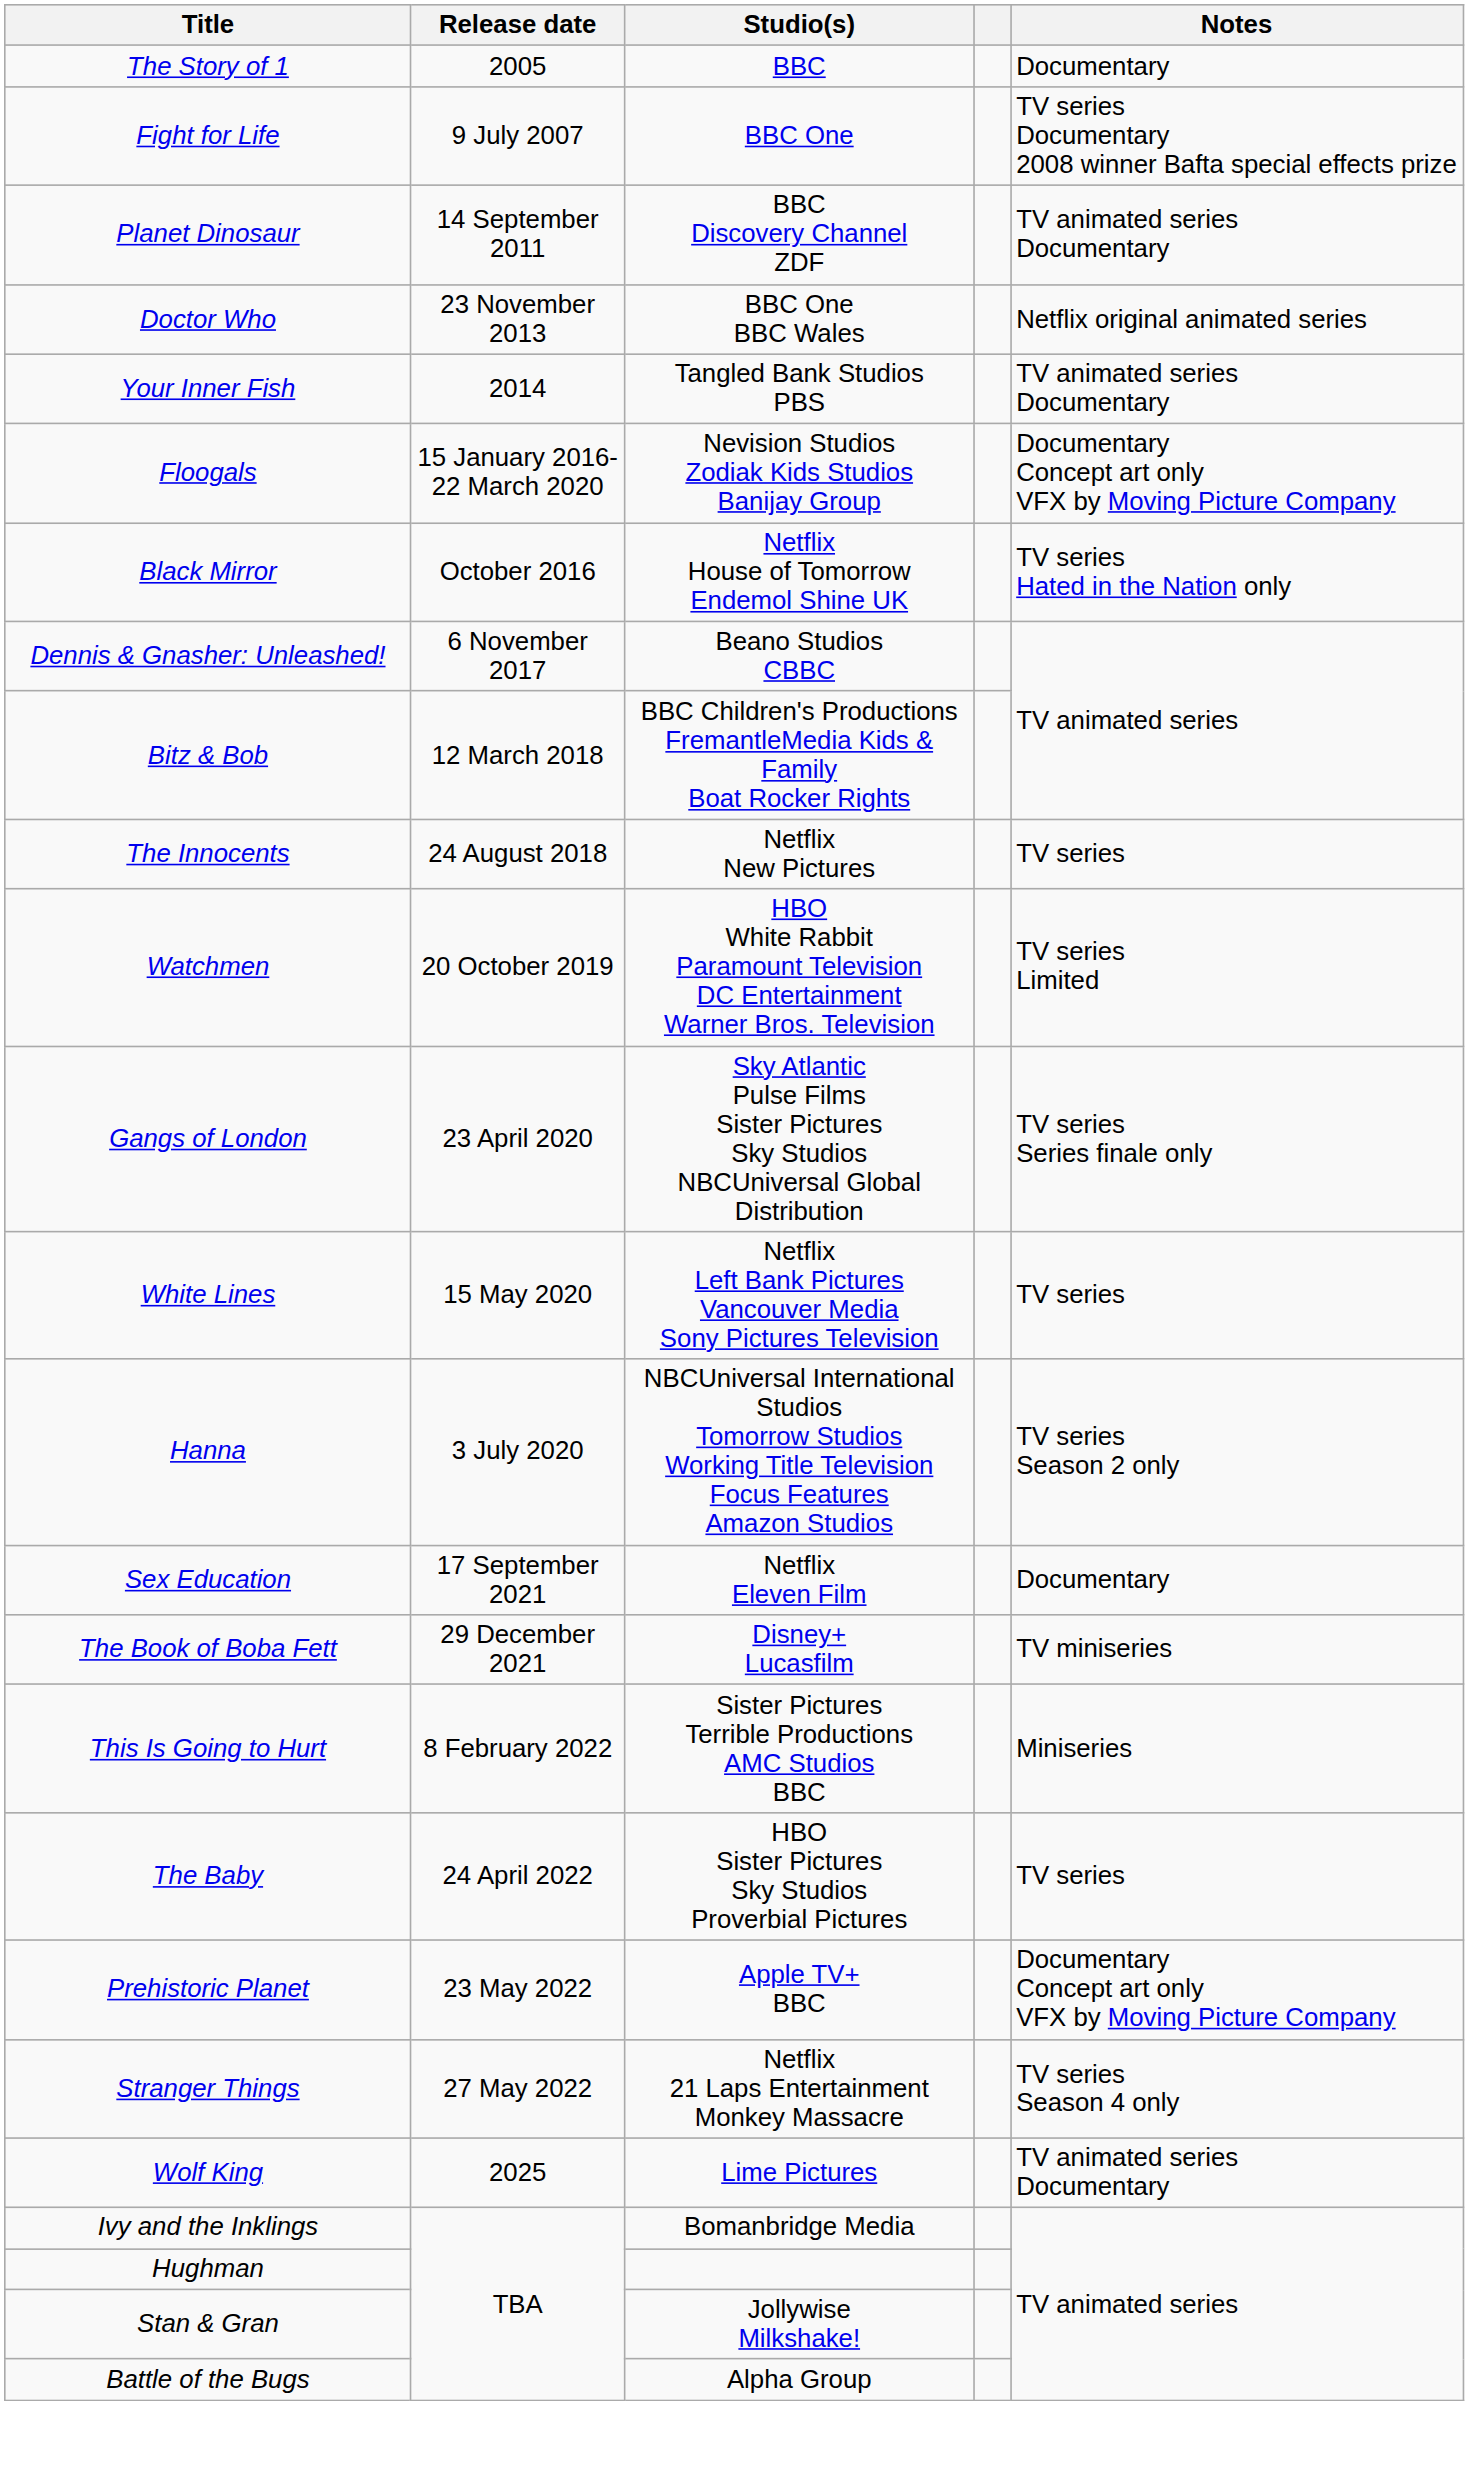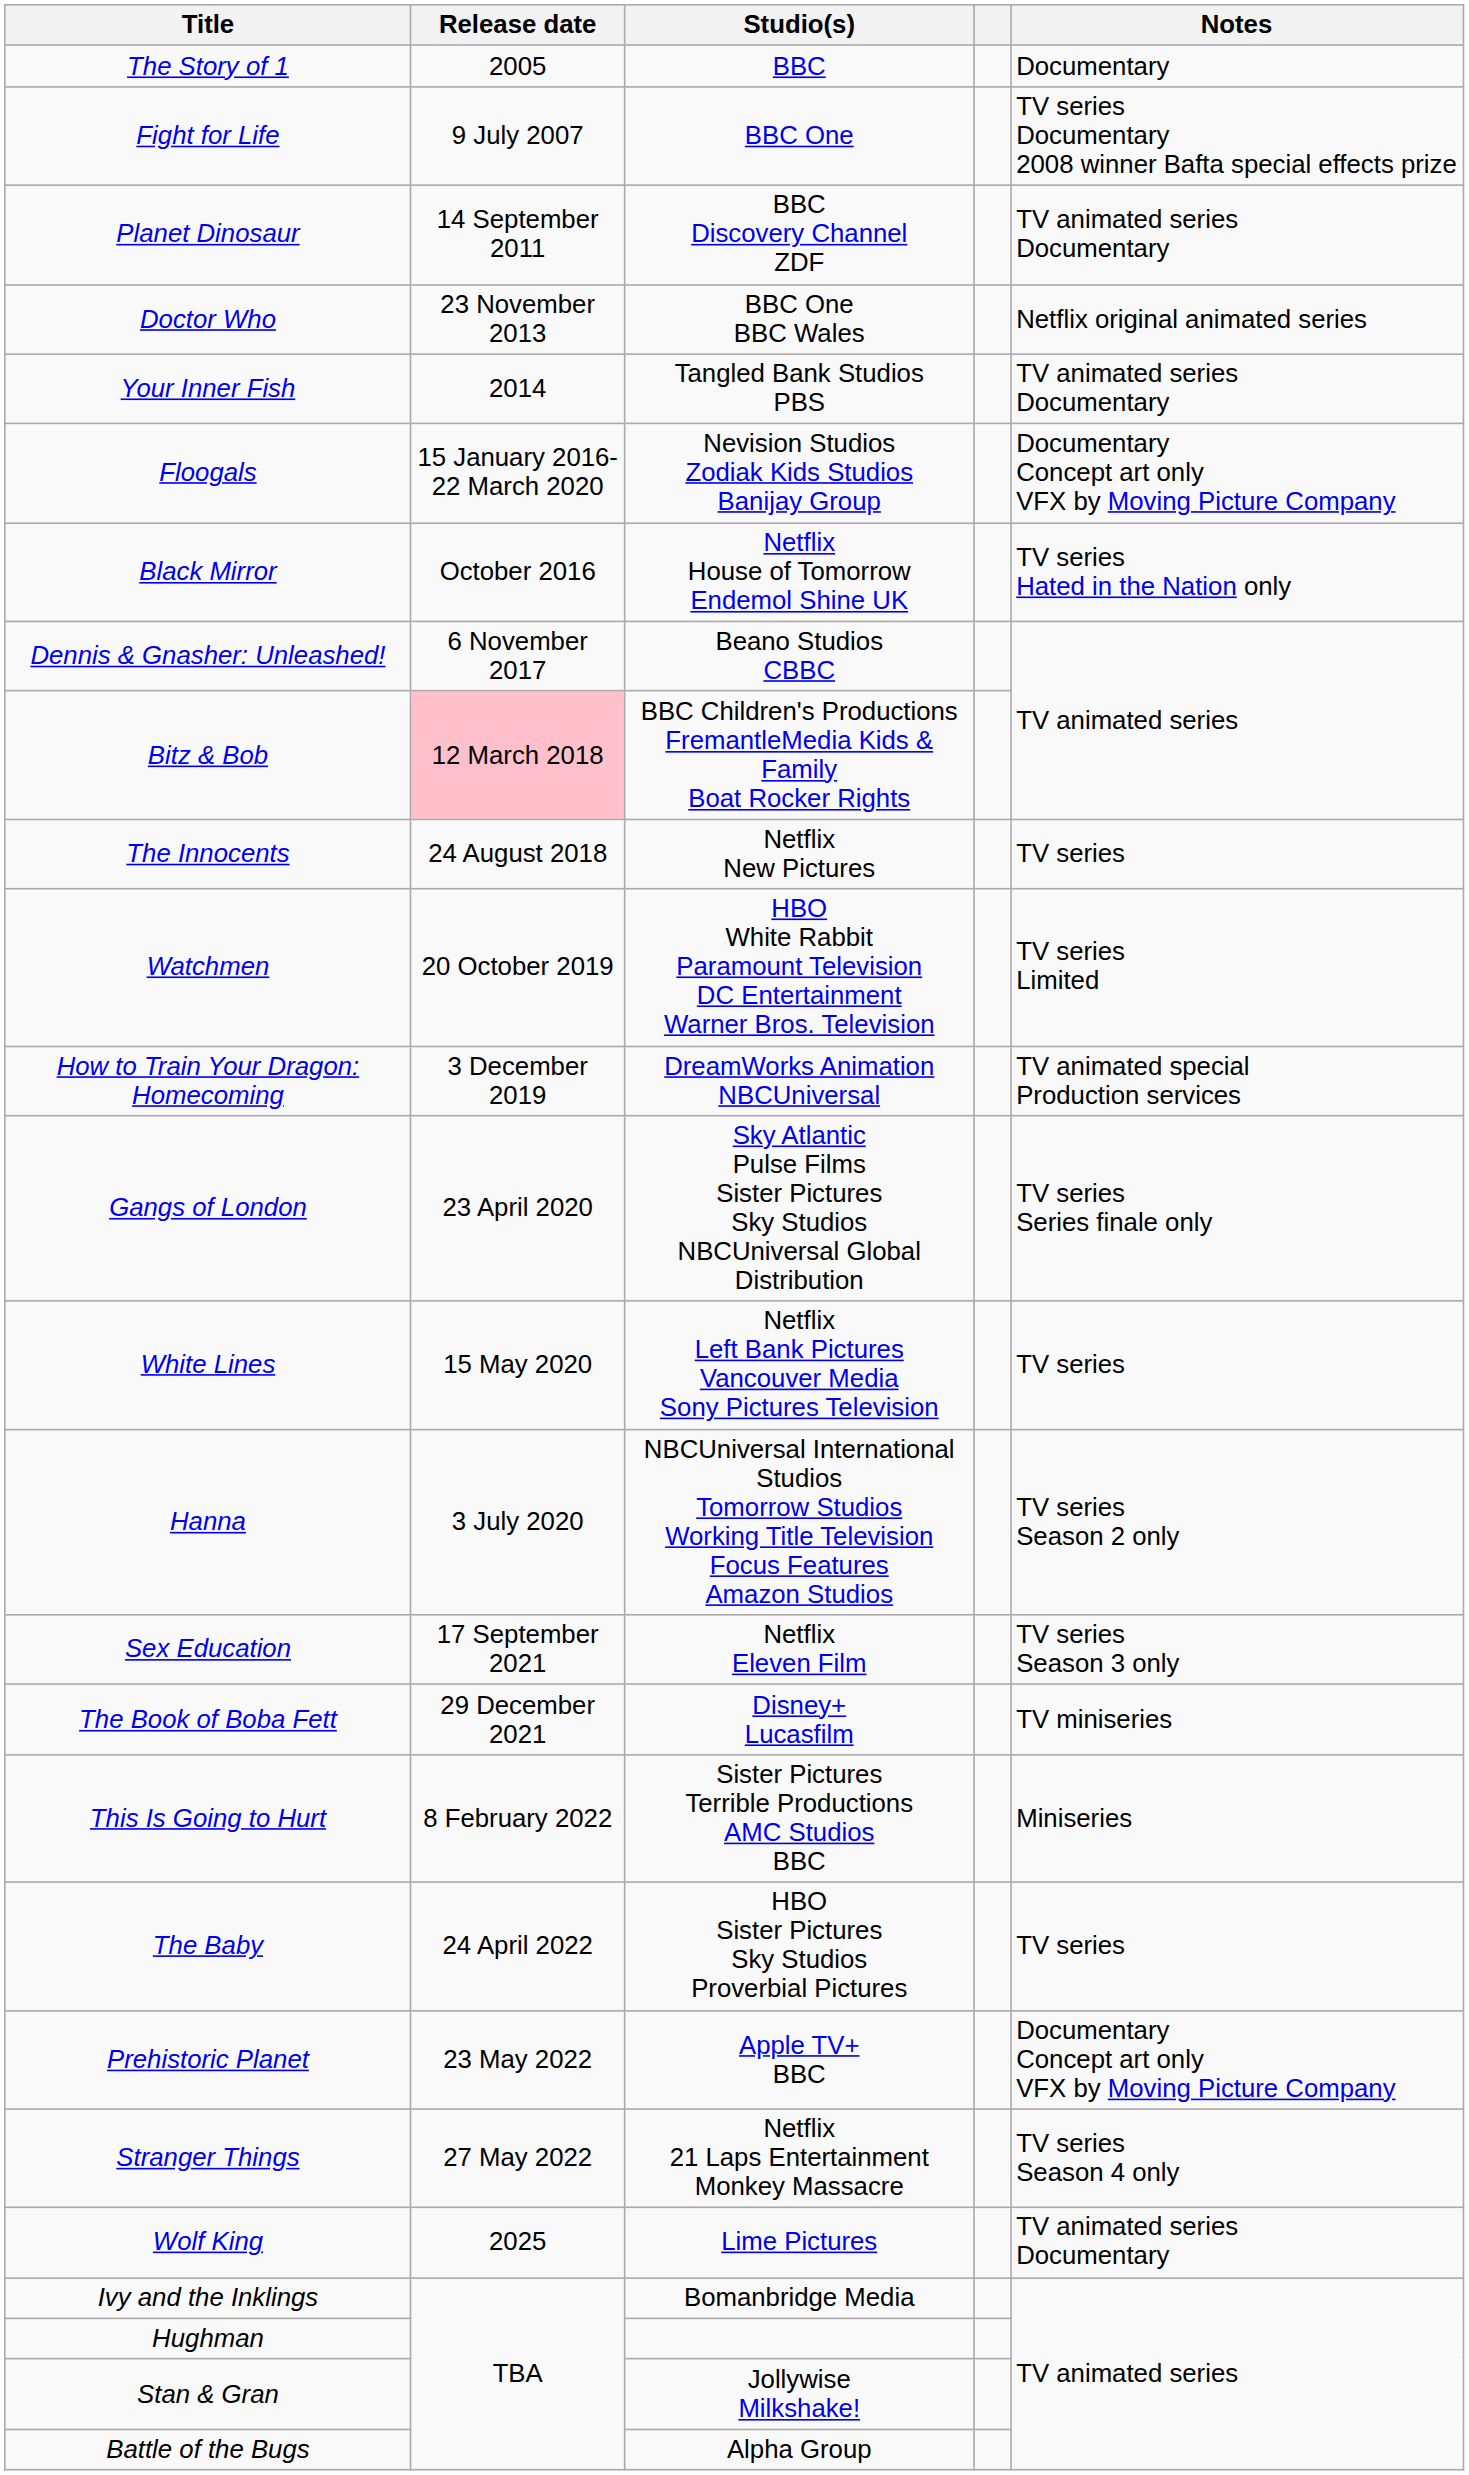(518, 754) no background -> (518, 754) pink background
+ row: (208, 1080)
(1093, 1579) Documentary -> (1098, 1649) TV series Season 3 only
